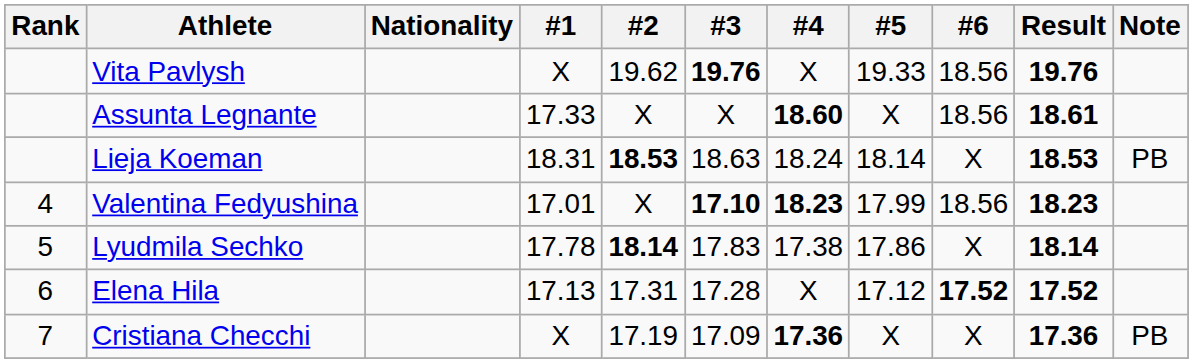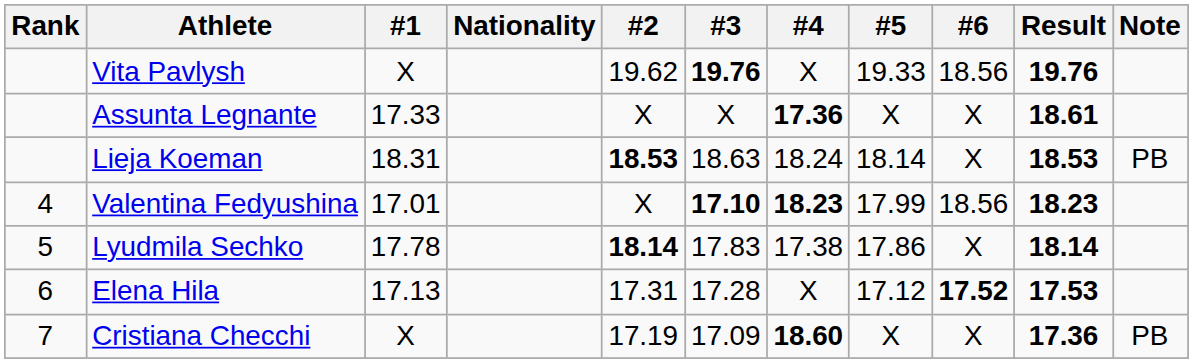columns swapped: (442, 26) <-> (561, 26)
(808, 114) 18.60 -> (808, 114) 17.36
(973, 114) 18.56 -> (973, 114) X
(1064, 291) 17.52 -> (1064, 291) 17.53
(808, 335) 17.36 -> (808, 335) 18.60
